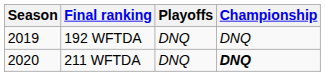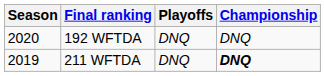(23, 37) 2019 -> (23, 37) 2020
(23, 60) 2020 -> (23, 60) 2019
